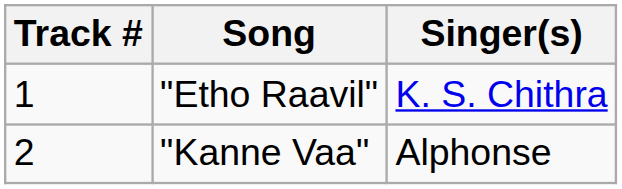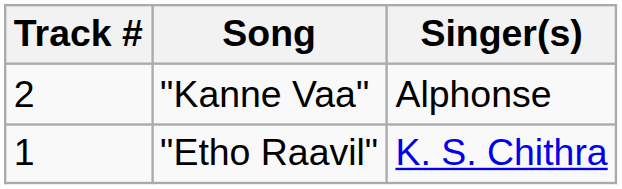rows swapped: (269, 93) <-> (265, 152)
